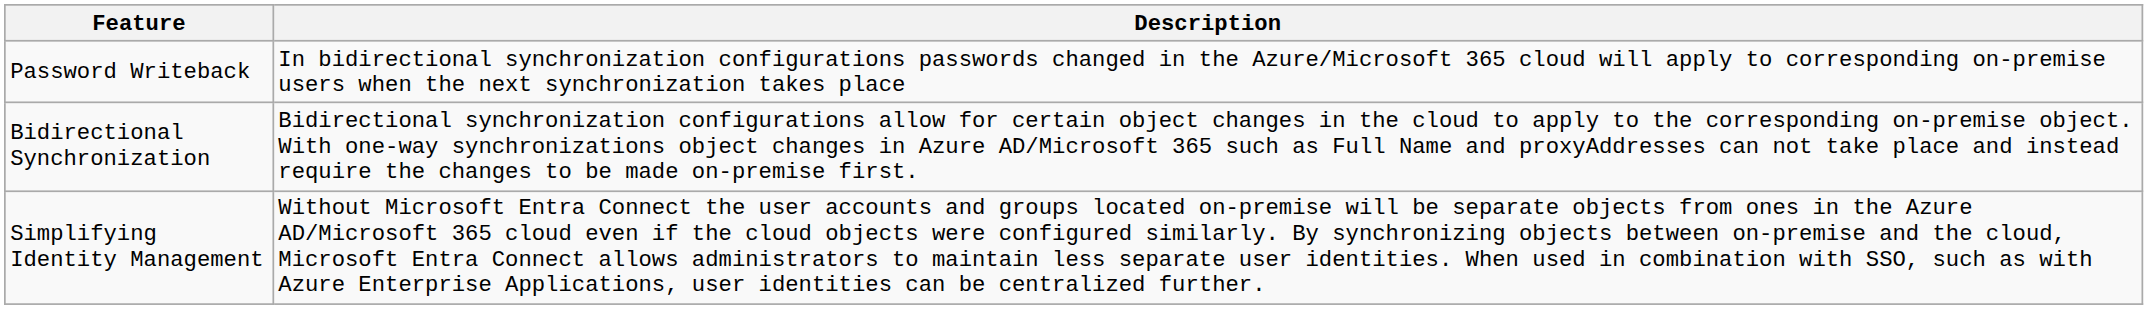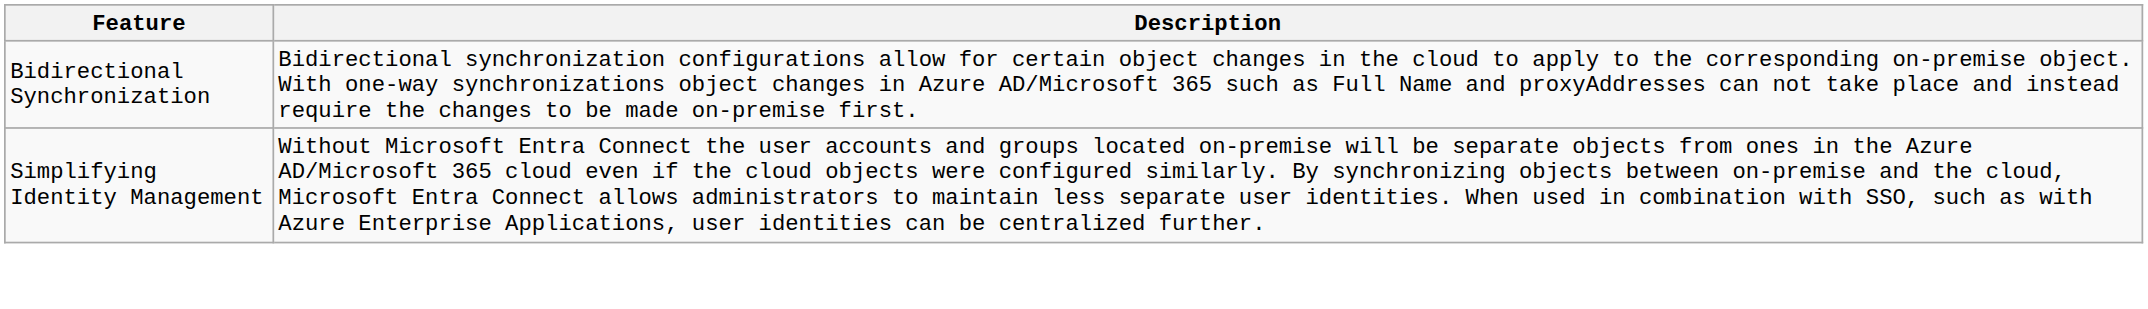- row: (130, 72)
